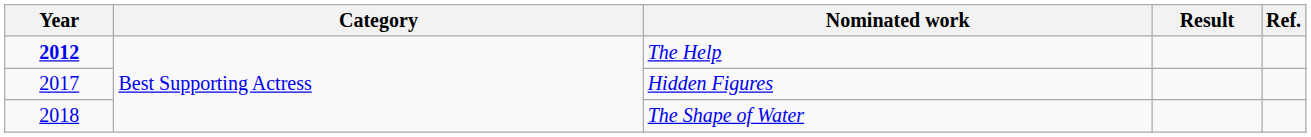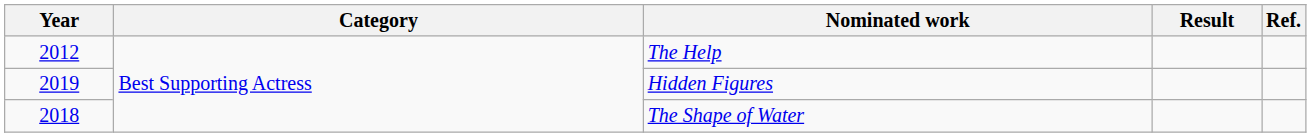(59, 52) bold -> (59, 52) normal
(59, 83) 2017 -> (59, 83) 2019
